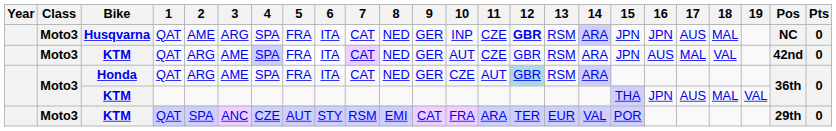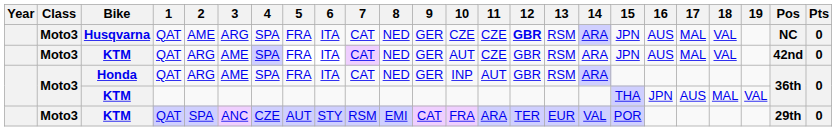(462, 34) INP -> (462, 34) CZE
(661, 34) JPN -> (661, 34) AUS
(693, 34) AUS -> (693, 34) MAL
(725, 34) MAL -> (725, 34) VAL
(462, 75) CZE -> (462, 75) INP
(527, 75) lightblue background -> (527, 75) no background
